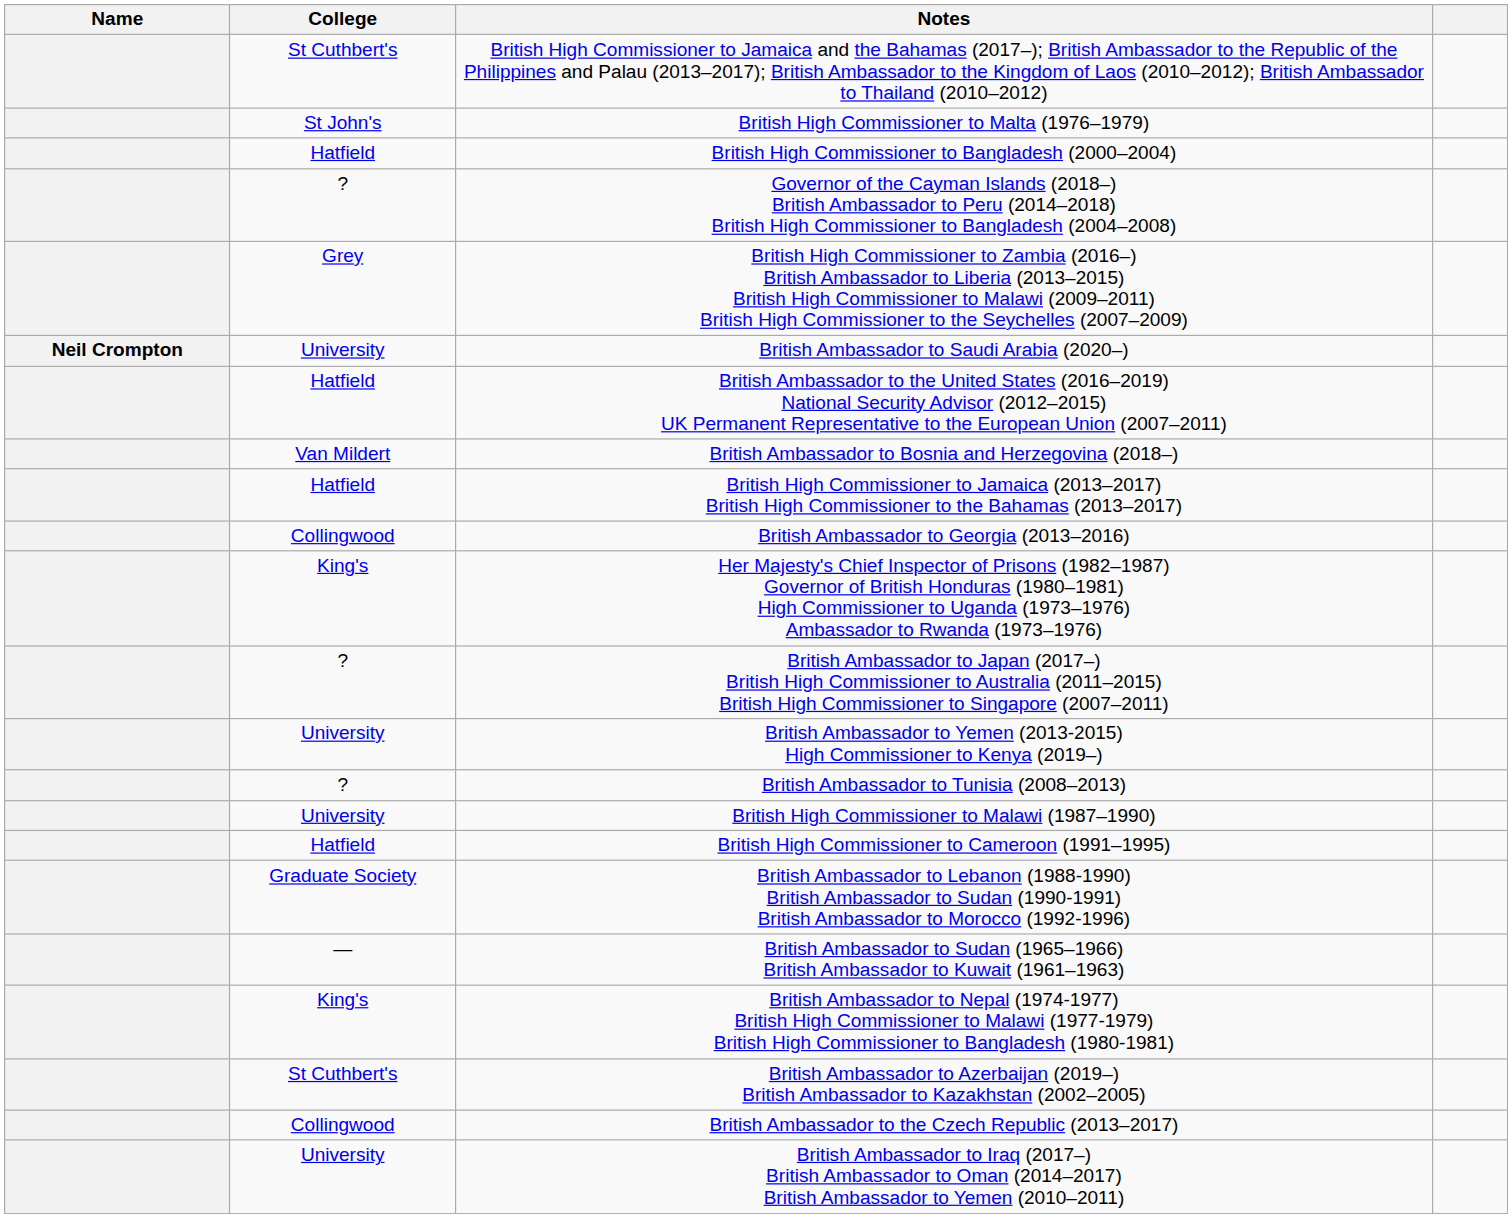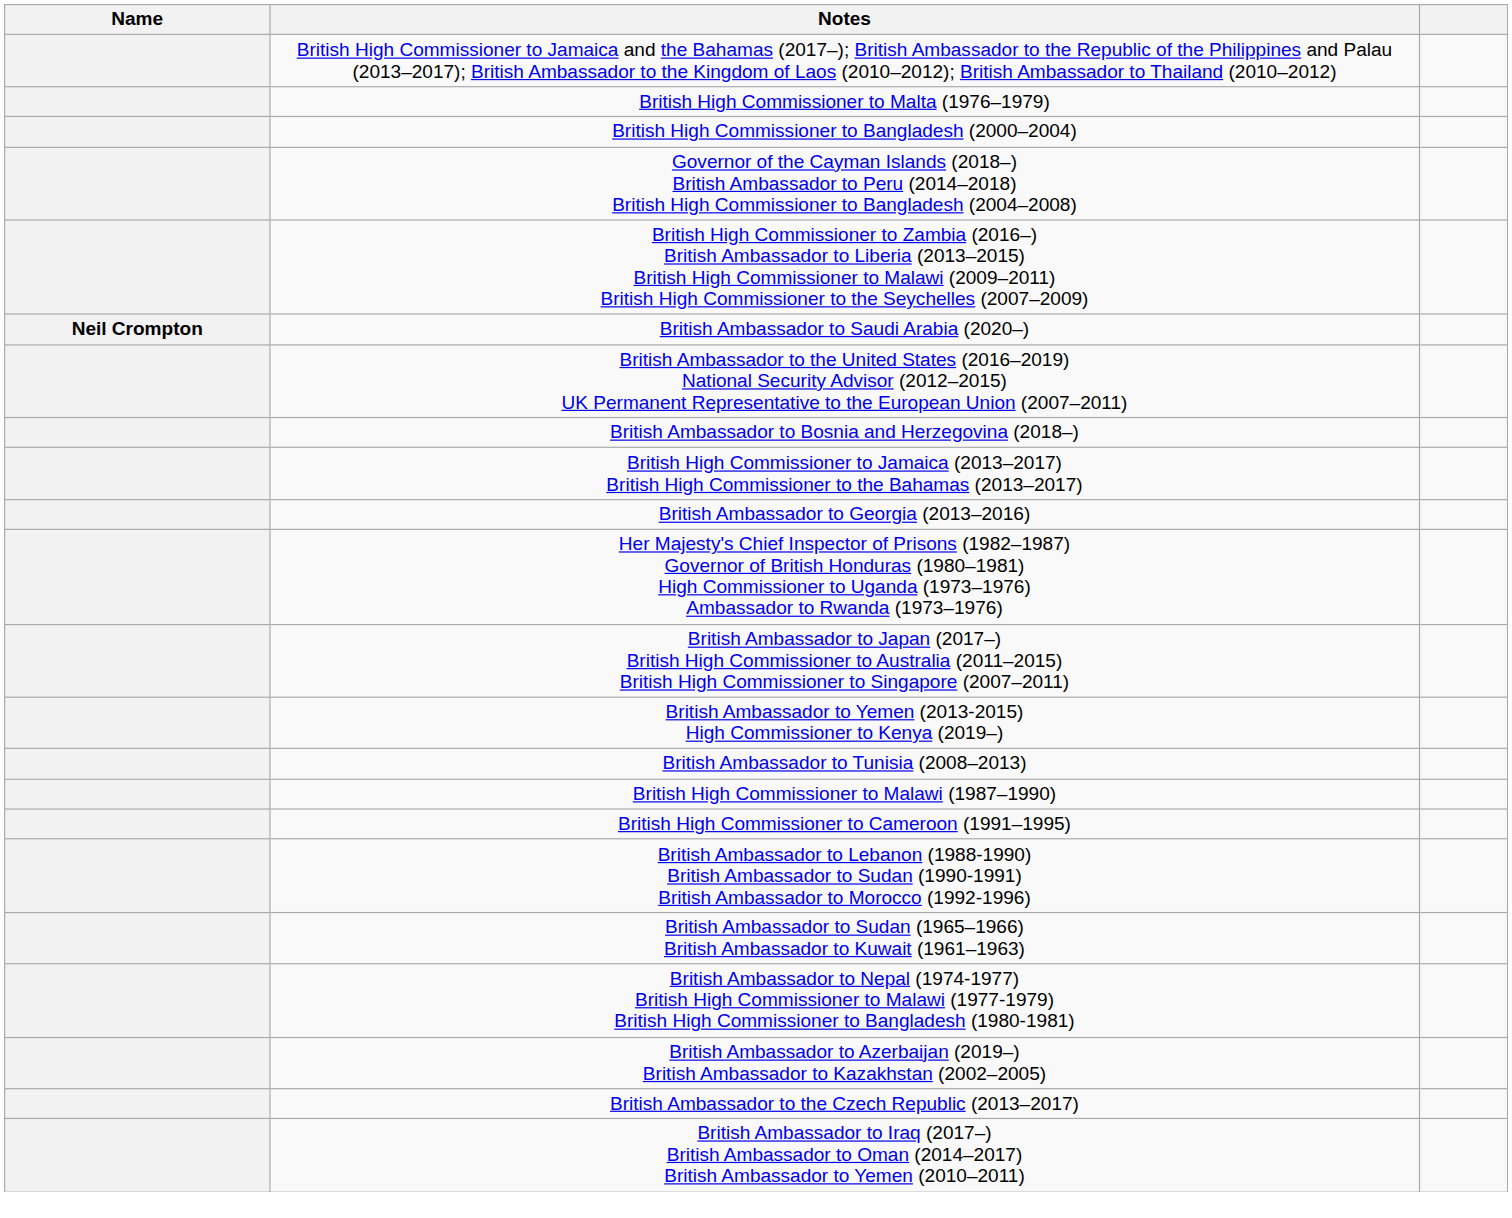- column: (343, 19)
